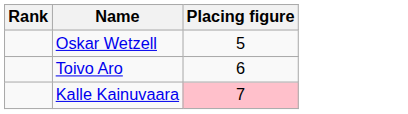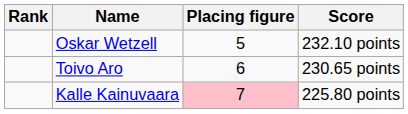+ column: (351, 17)
